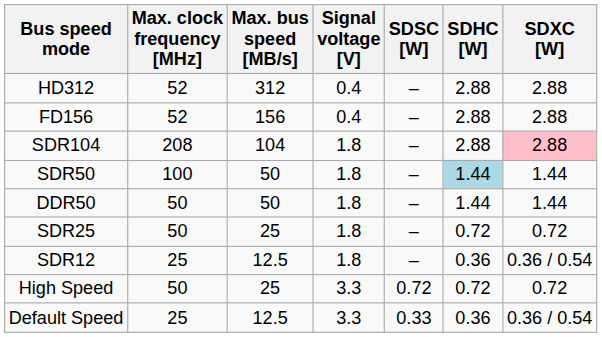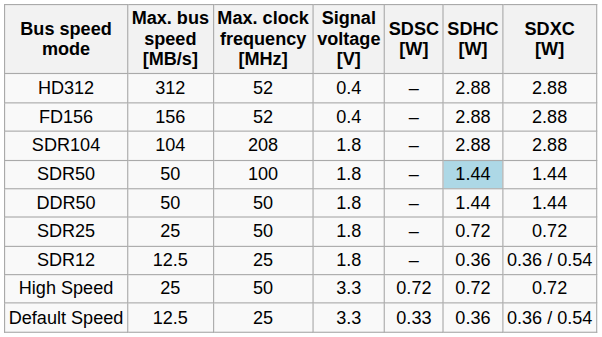columns swapped: (270, 39) <-> (177, 39)
(550, 145) pink background -> (550, 145) no background
